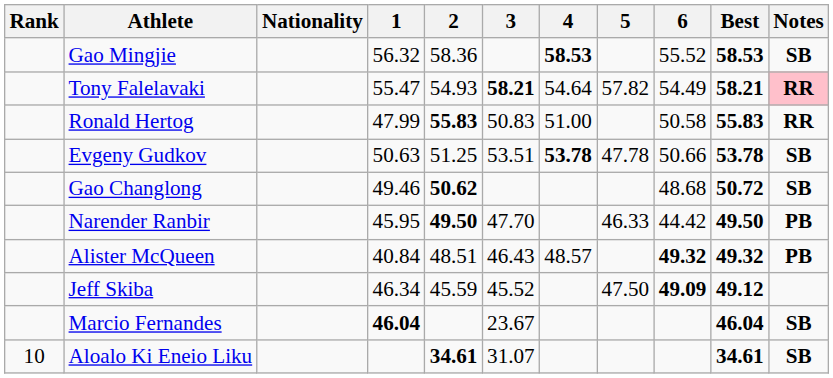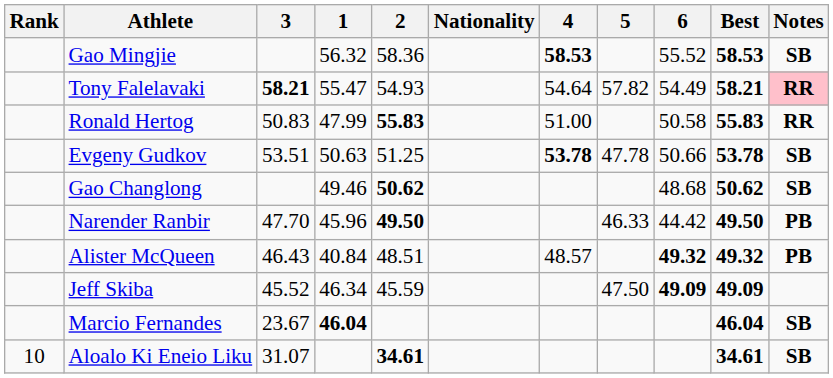columns swapped: (312, 21) <-> (511, 21)
(740, 188) 50.72 -> (740, 188) 50.62
(396, 222) 45.95 -> (343, 222) 45.96
(740, 289) 49.12 -> (740, 289) 49.09
